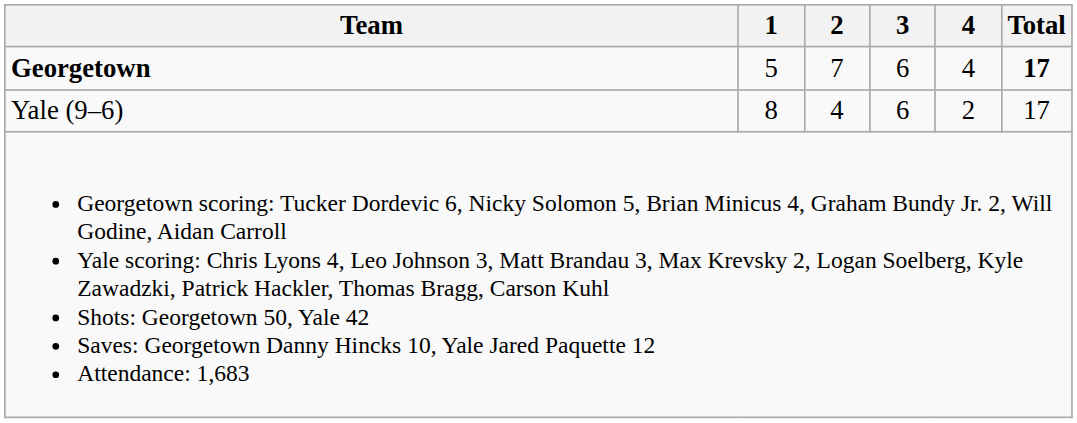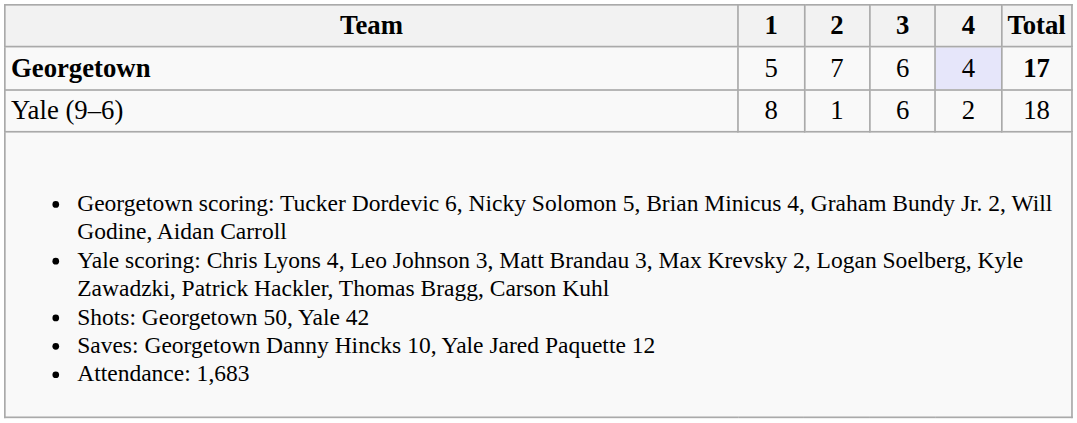(968, 68) no background -> (968, 68) lavender background
(837, 110) 4 -> (837, 110) 1
(1037, 110) 17 -> (1037, 110) 18
